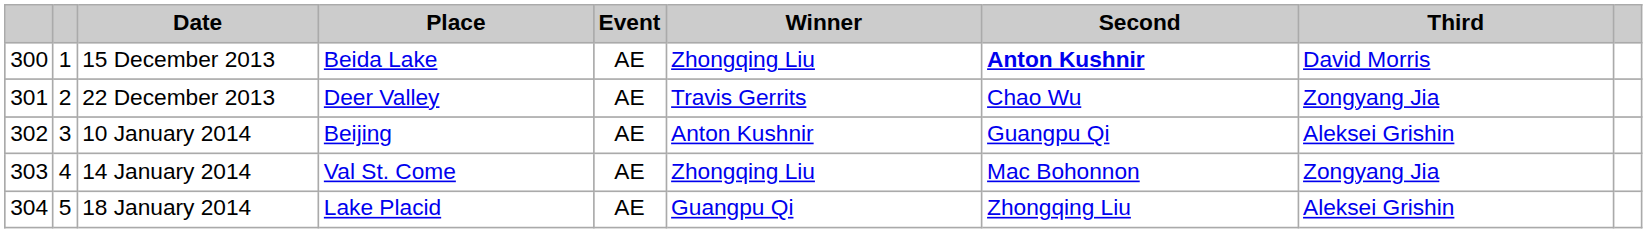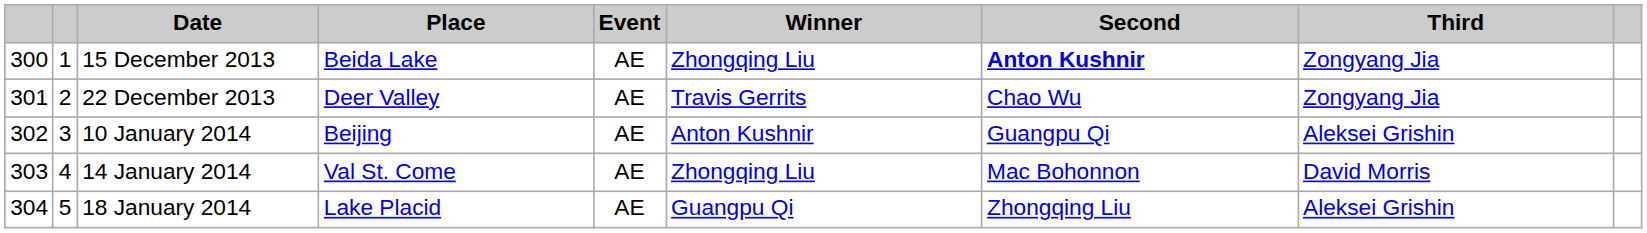(1367, 59) David Morris -> (1371, 59) Zongyang Jia
(1371, 171) Zongyang Jia -> (1367, 171) David Morris
